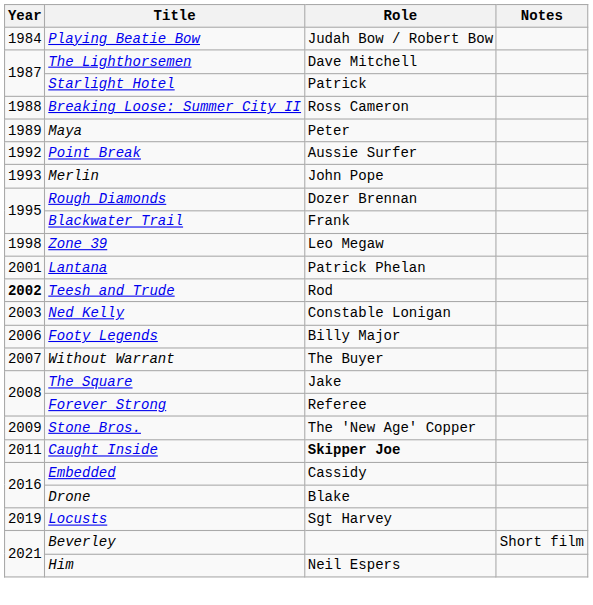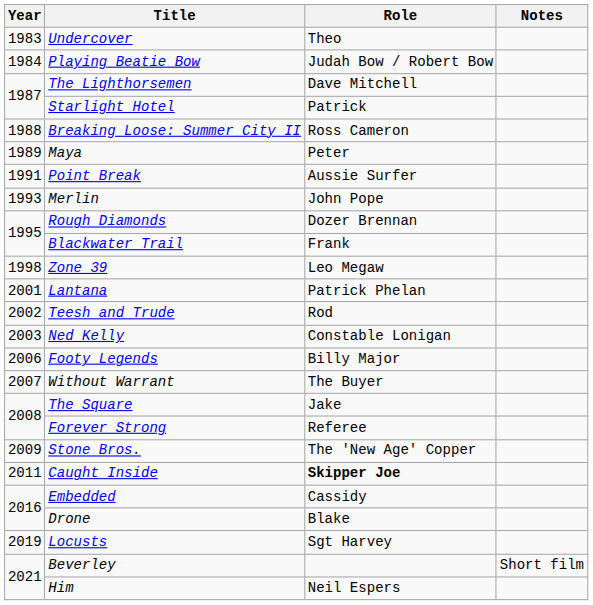+ row: (90, 39)
(25, 153) 1992 -> (25, 176) 1991
(25, 291) bold -> (25, 313) normal
